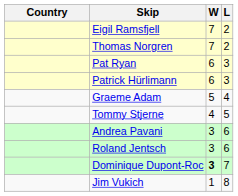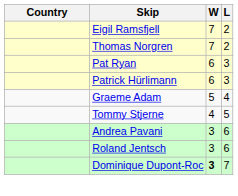- row: (118, 183)
